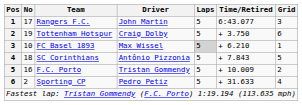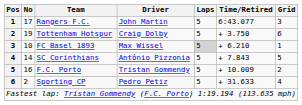(28, 58) 18 -> (28, 58) 14
